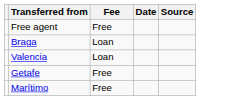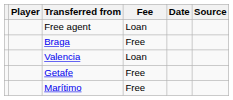+ column: (25, 12)
(102, 27) Free -> (136, 27) Loan
(103, 42) Loan -> (135, 42) Free
